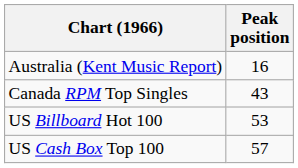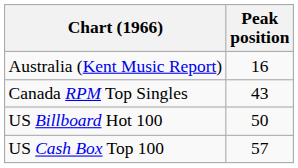(260, 120) 53 -> (260, 120) 50
